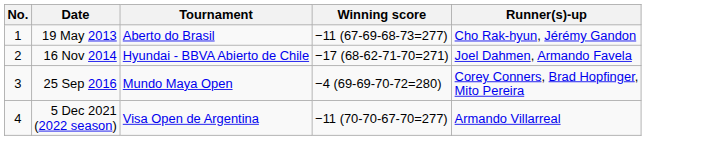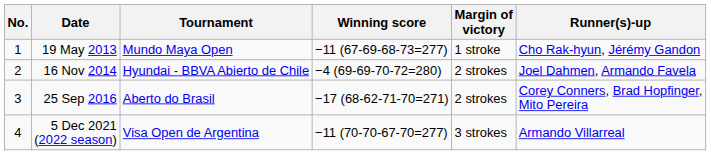+ column: (484, 22)
(169, 35) Aberto do Brasil -> (178, 50) Mundo Maya Open
(382, 56) −17 (68-62-71-70=271) -> (378, 70) −4 (69-69-70-72=280)
(178, 83) Mundo Maya Open -> (169, 98) Aberto do Brasil
(378, 83) −4 (69-69-70-72=280) -> (382, 98) −17 (68-62-71-70=271)
